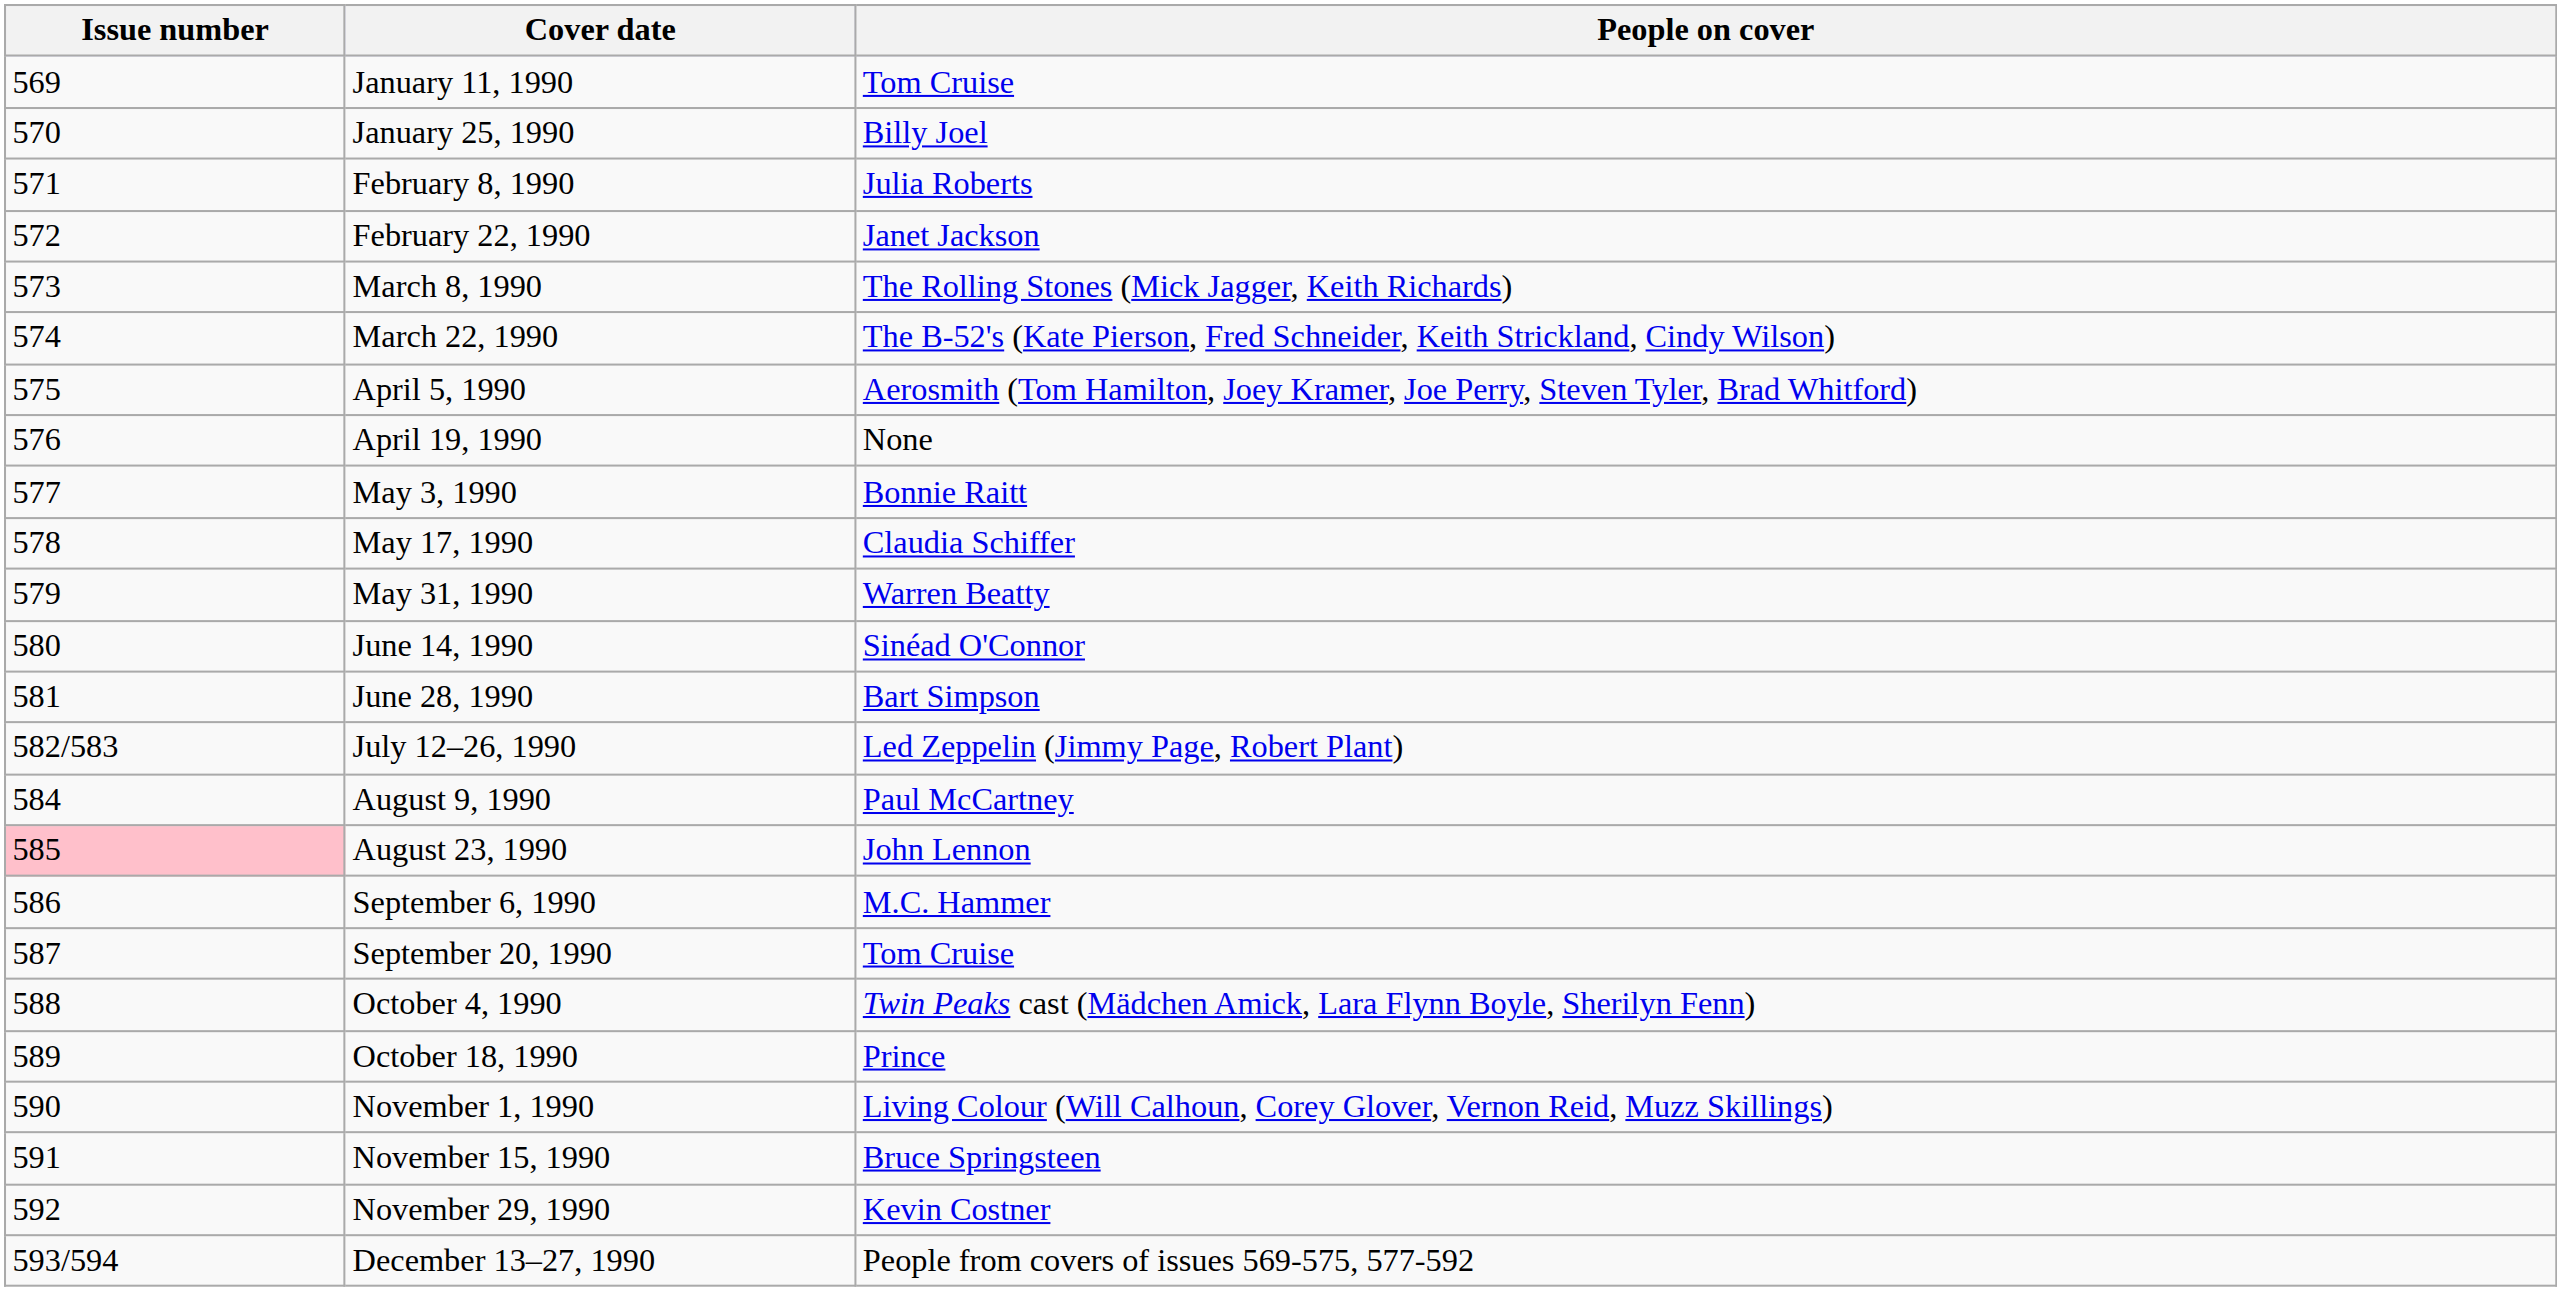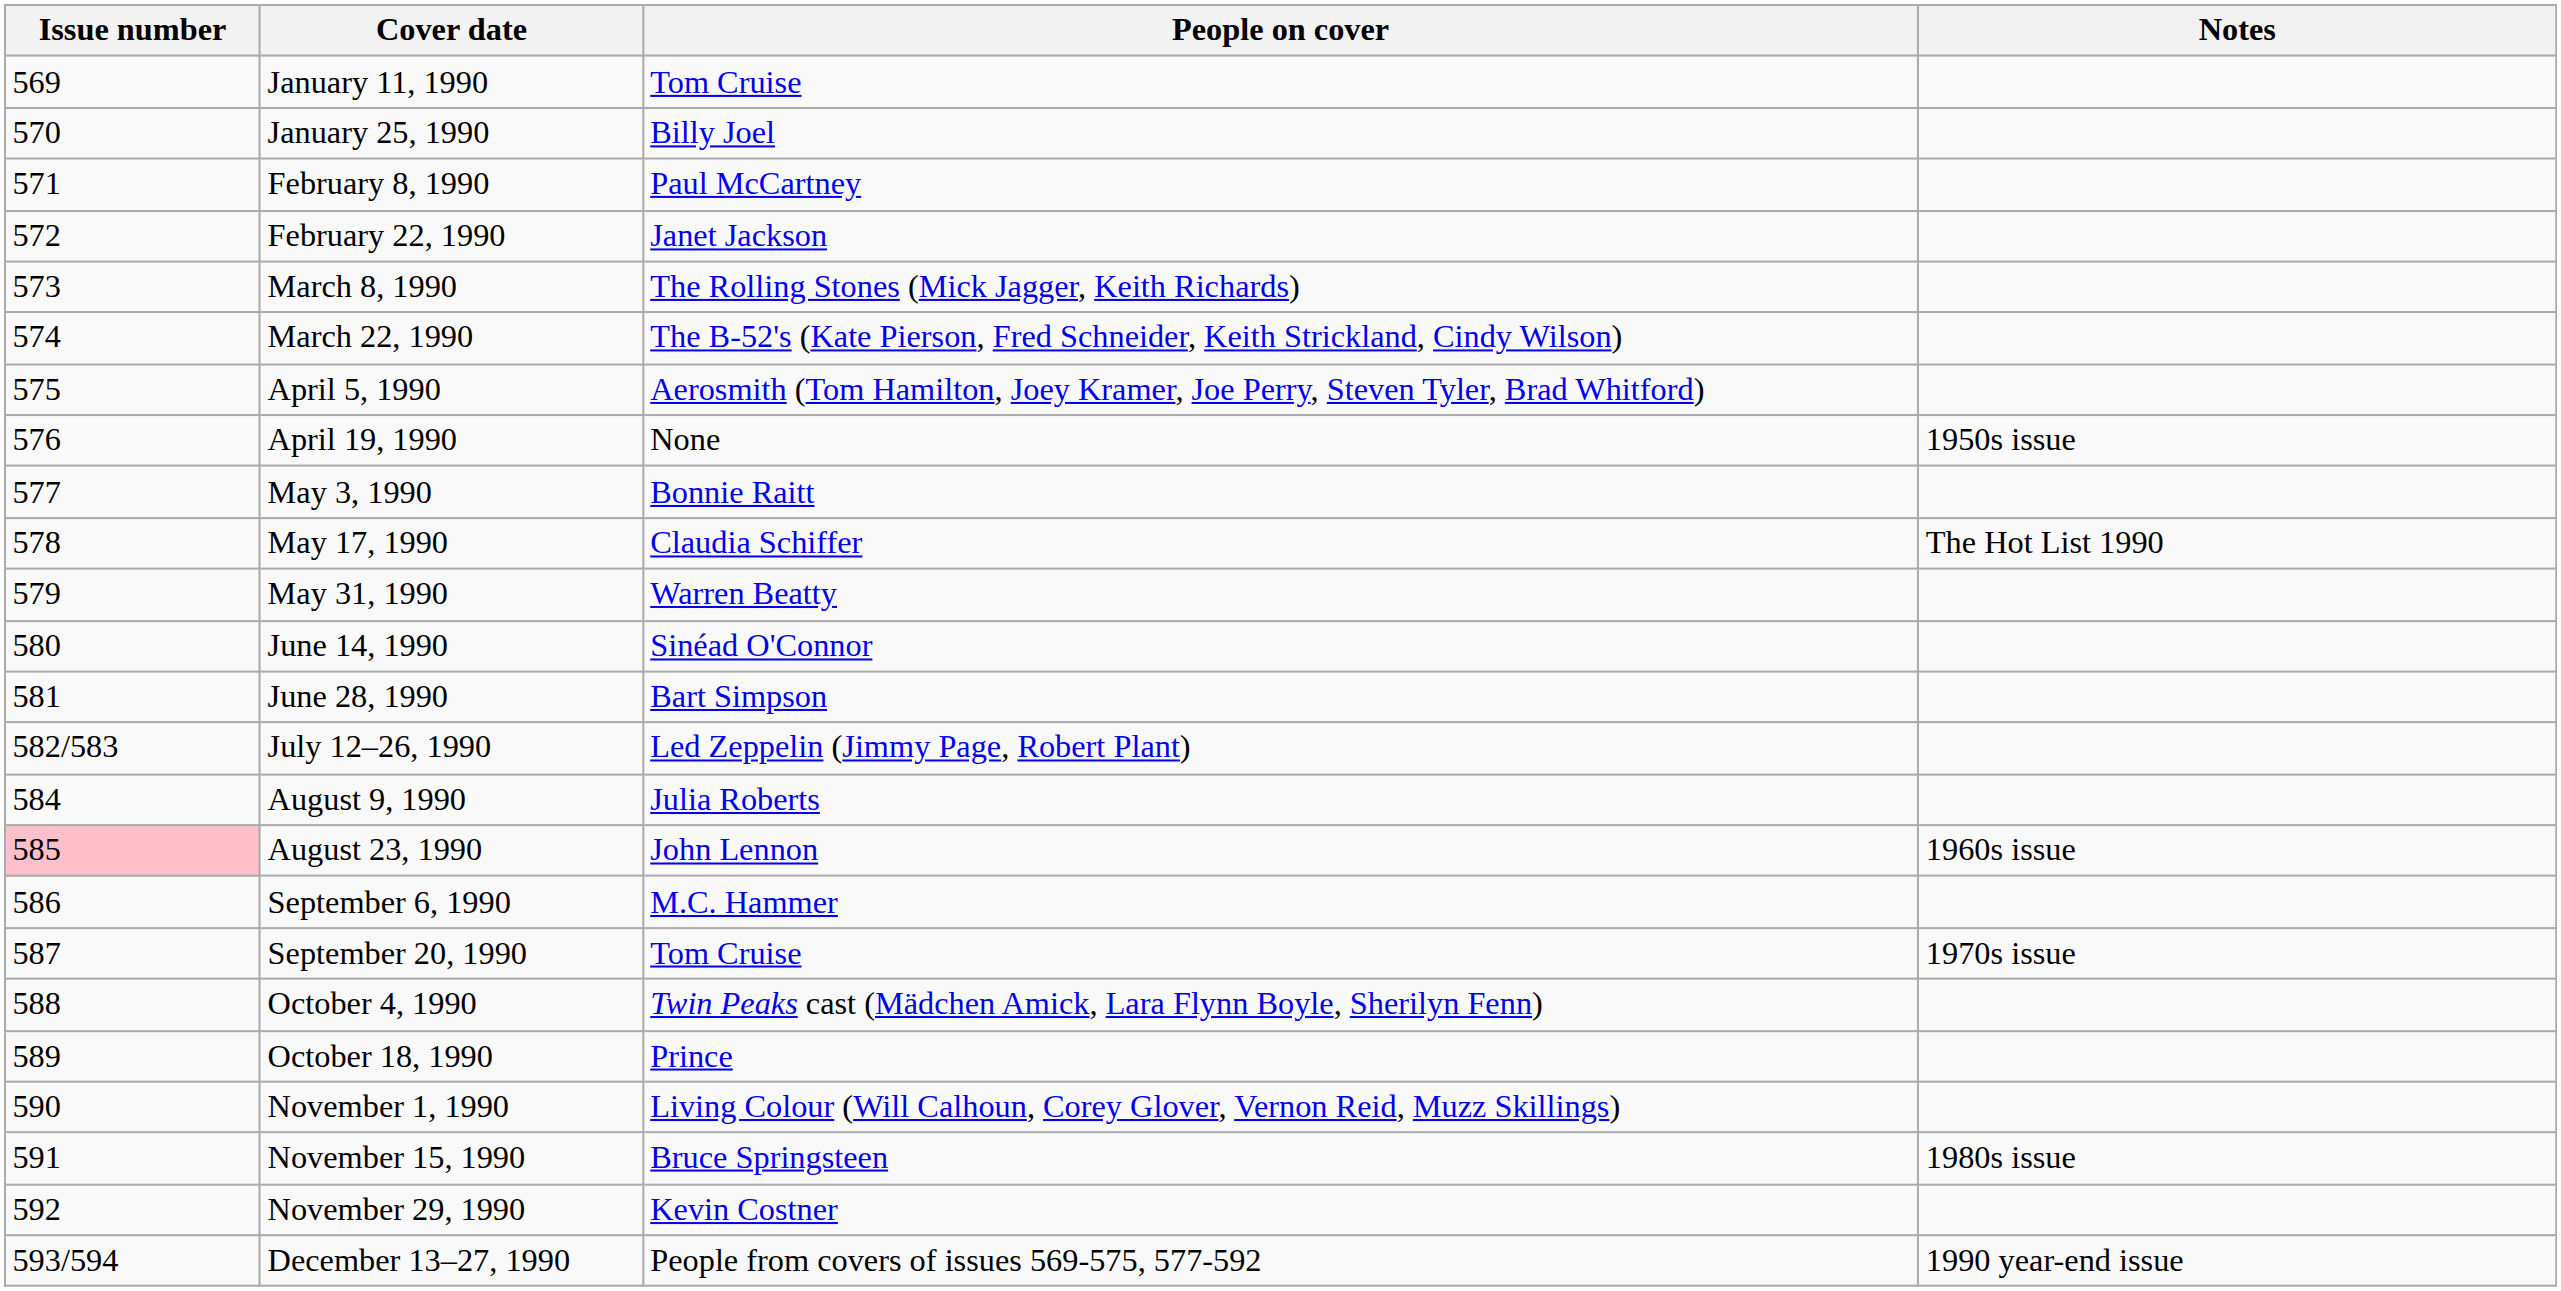+ column: (2237, 30)
(948, 183) Julia Roberts -> (756, 183) Paul McCartney
(968, 798) Paul McCartney -> (735, 798) Julia Roberts
